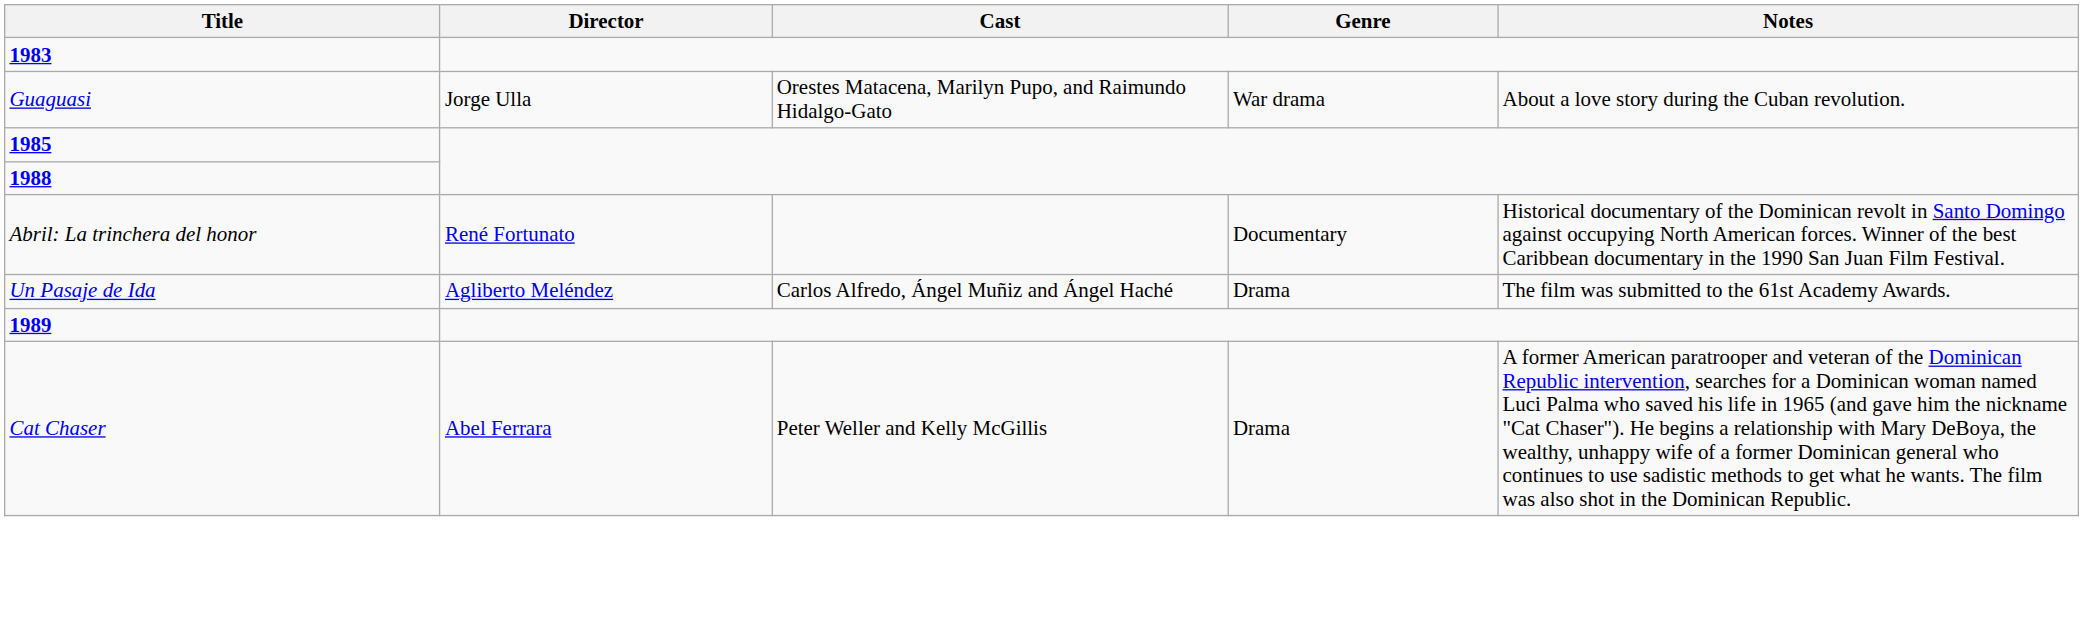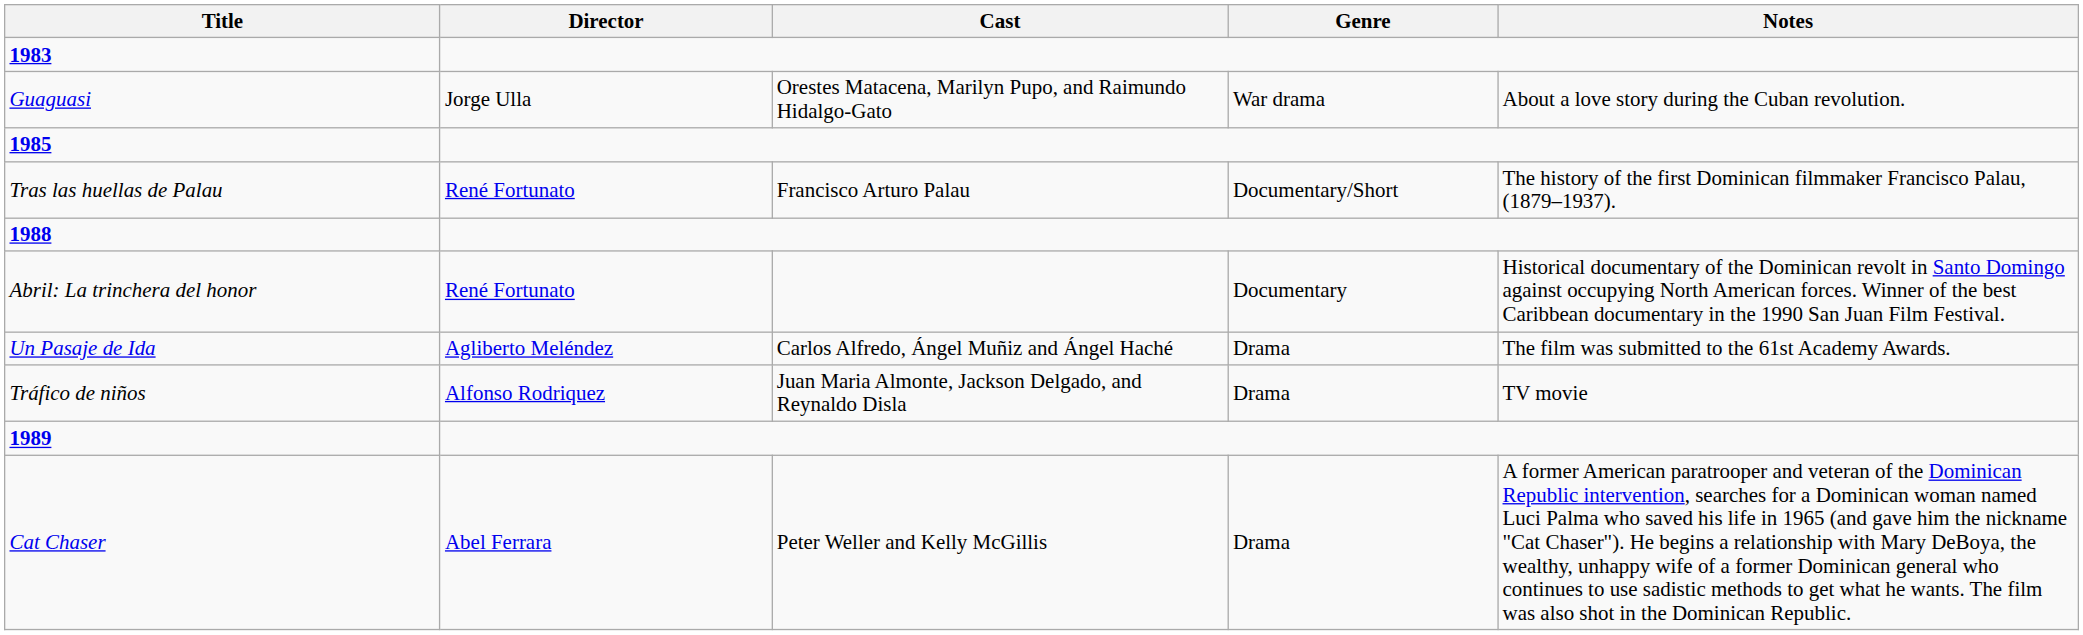+ row: (116, 189)
+ row: (78, 393)
